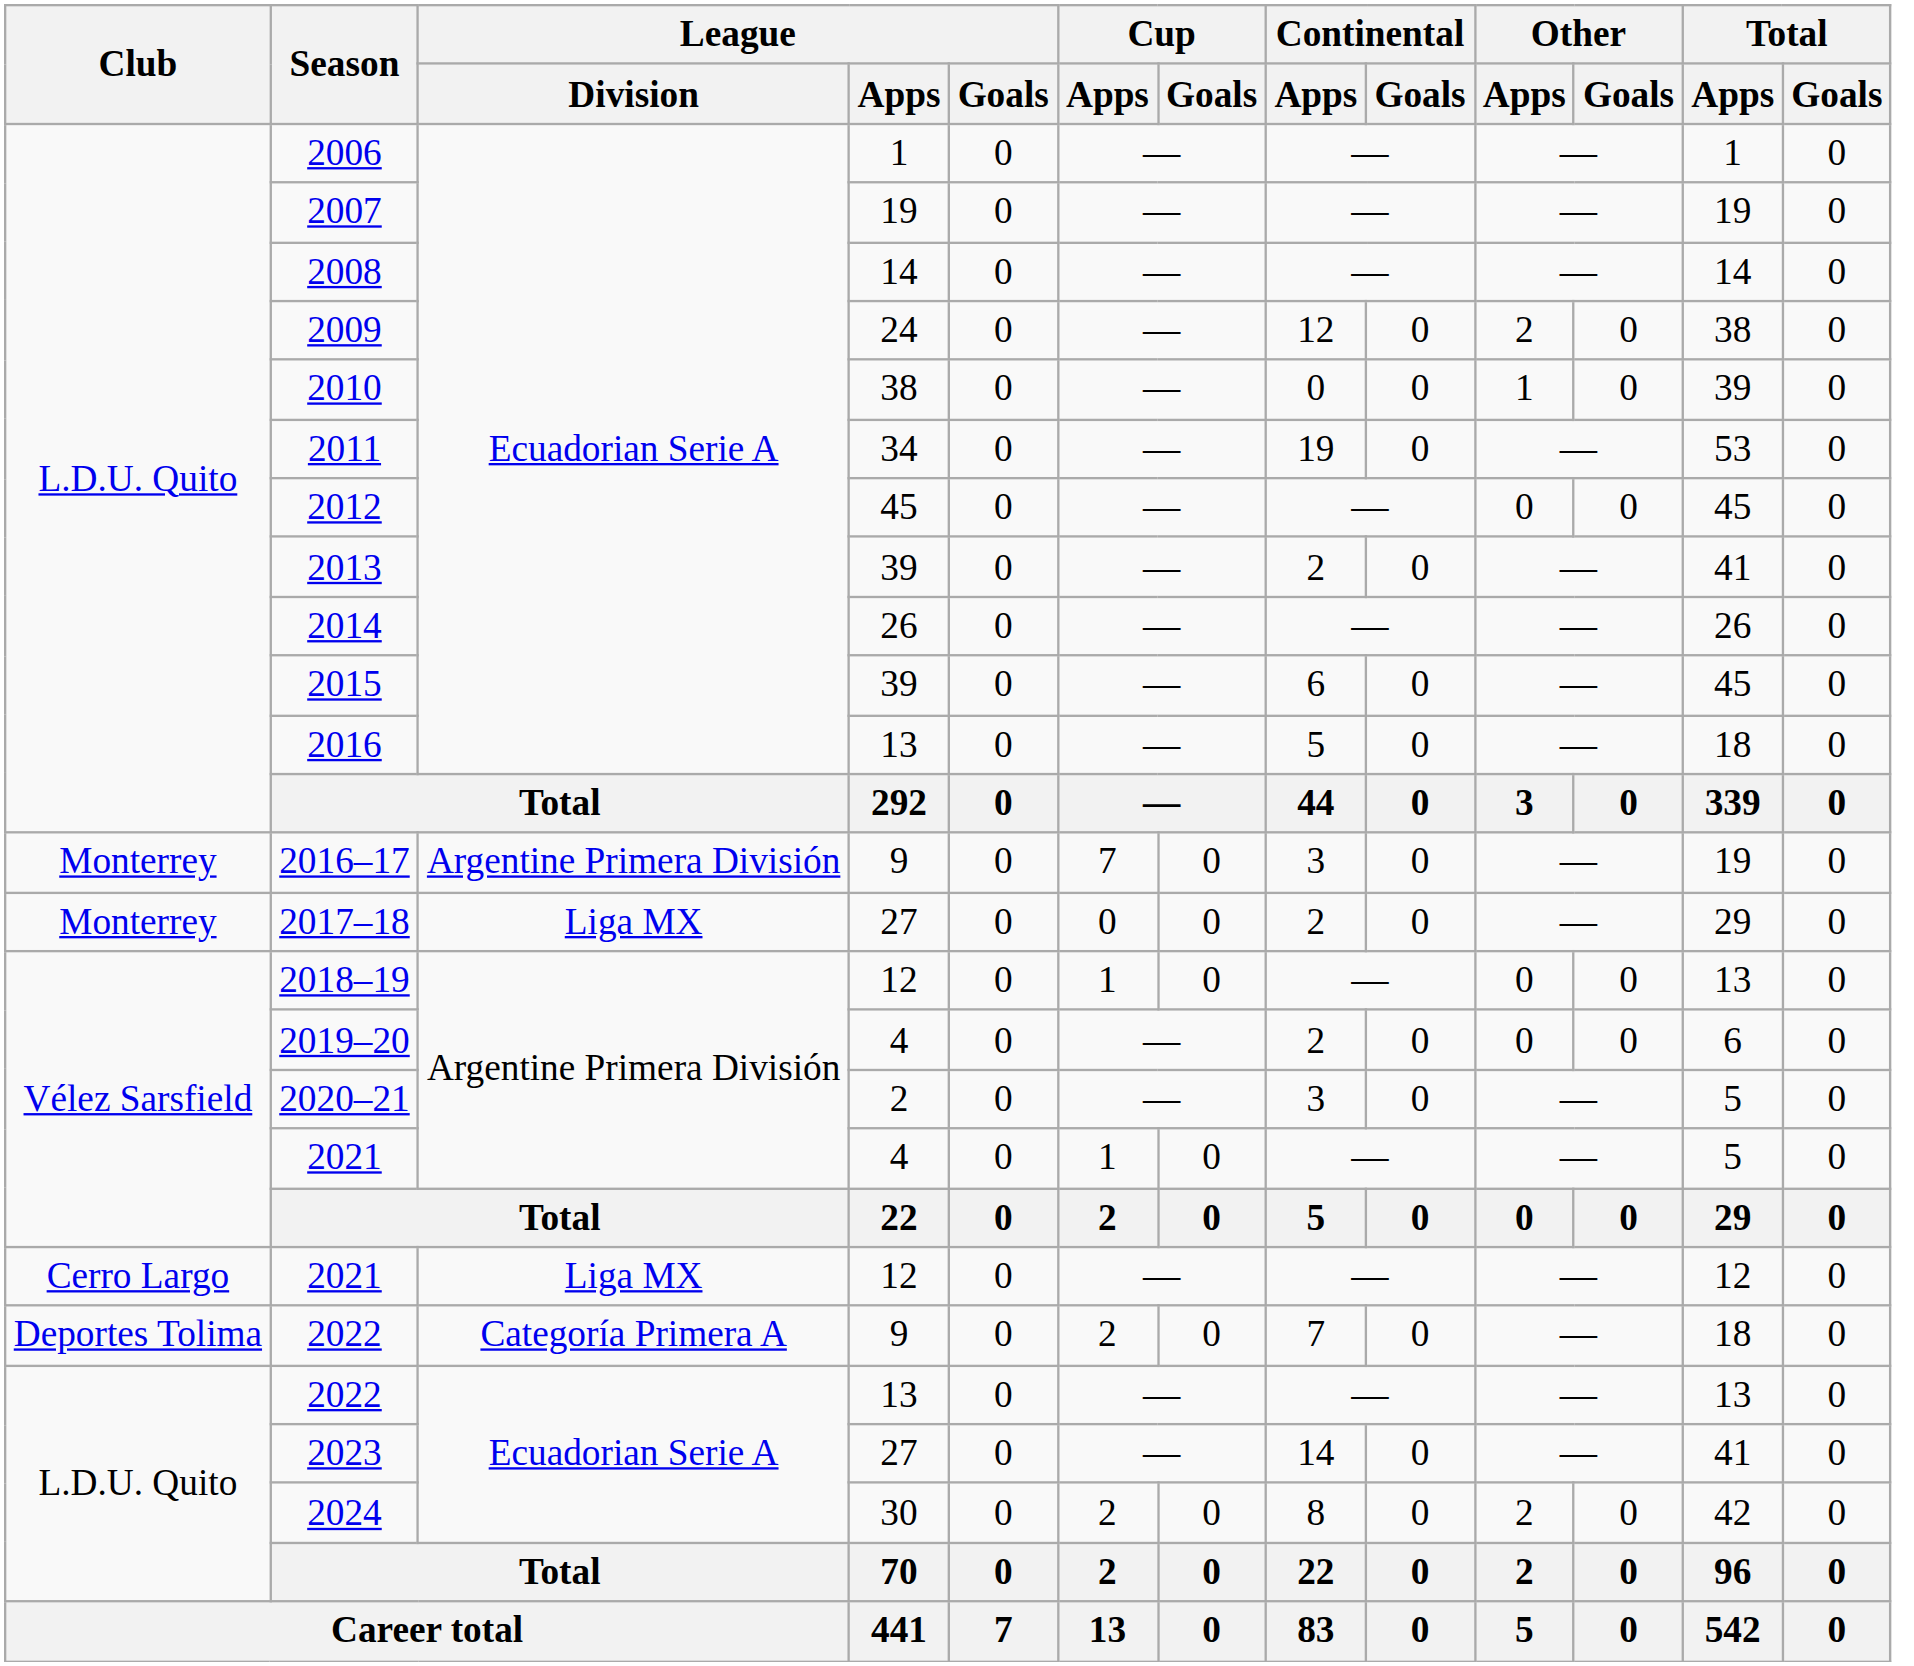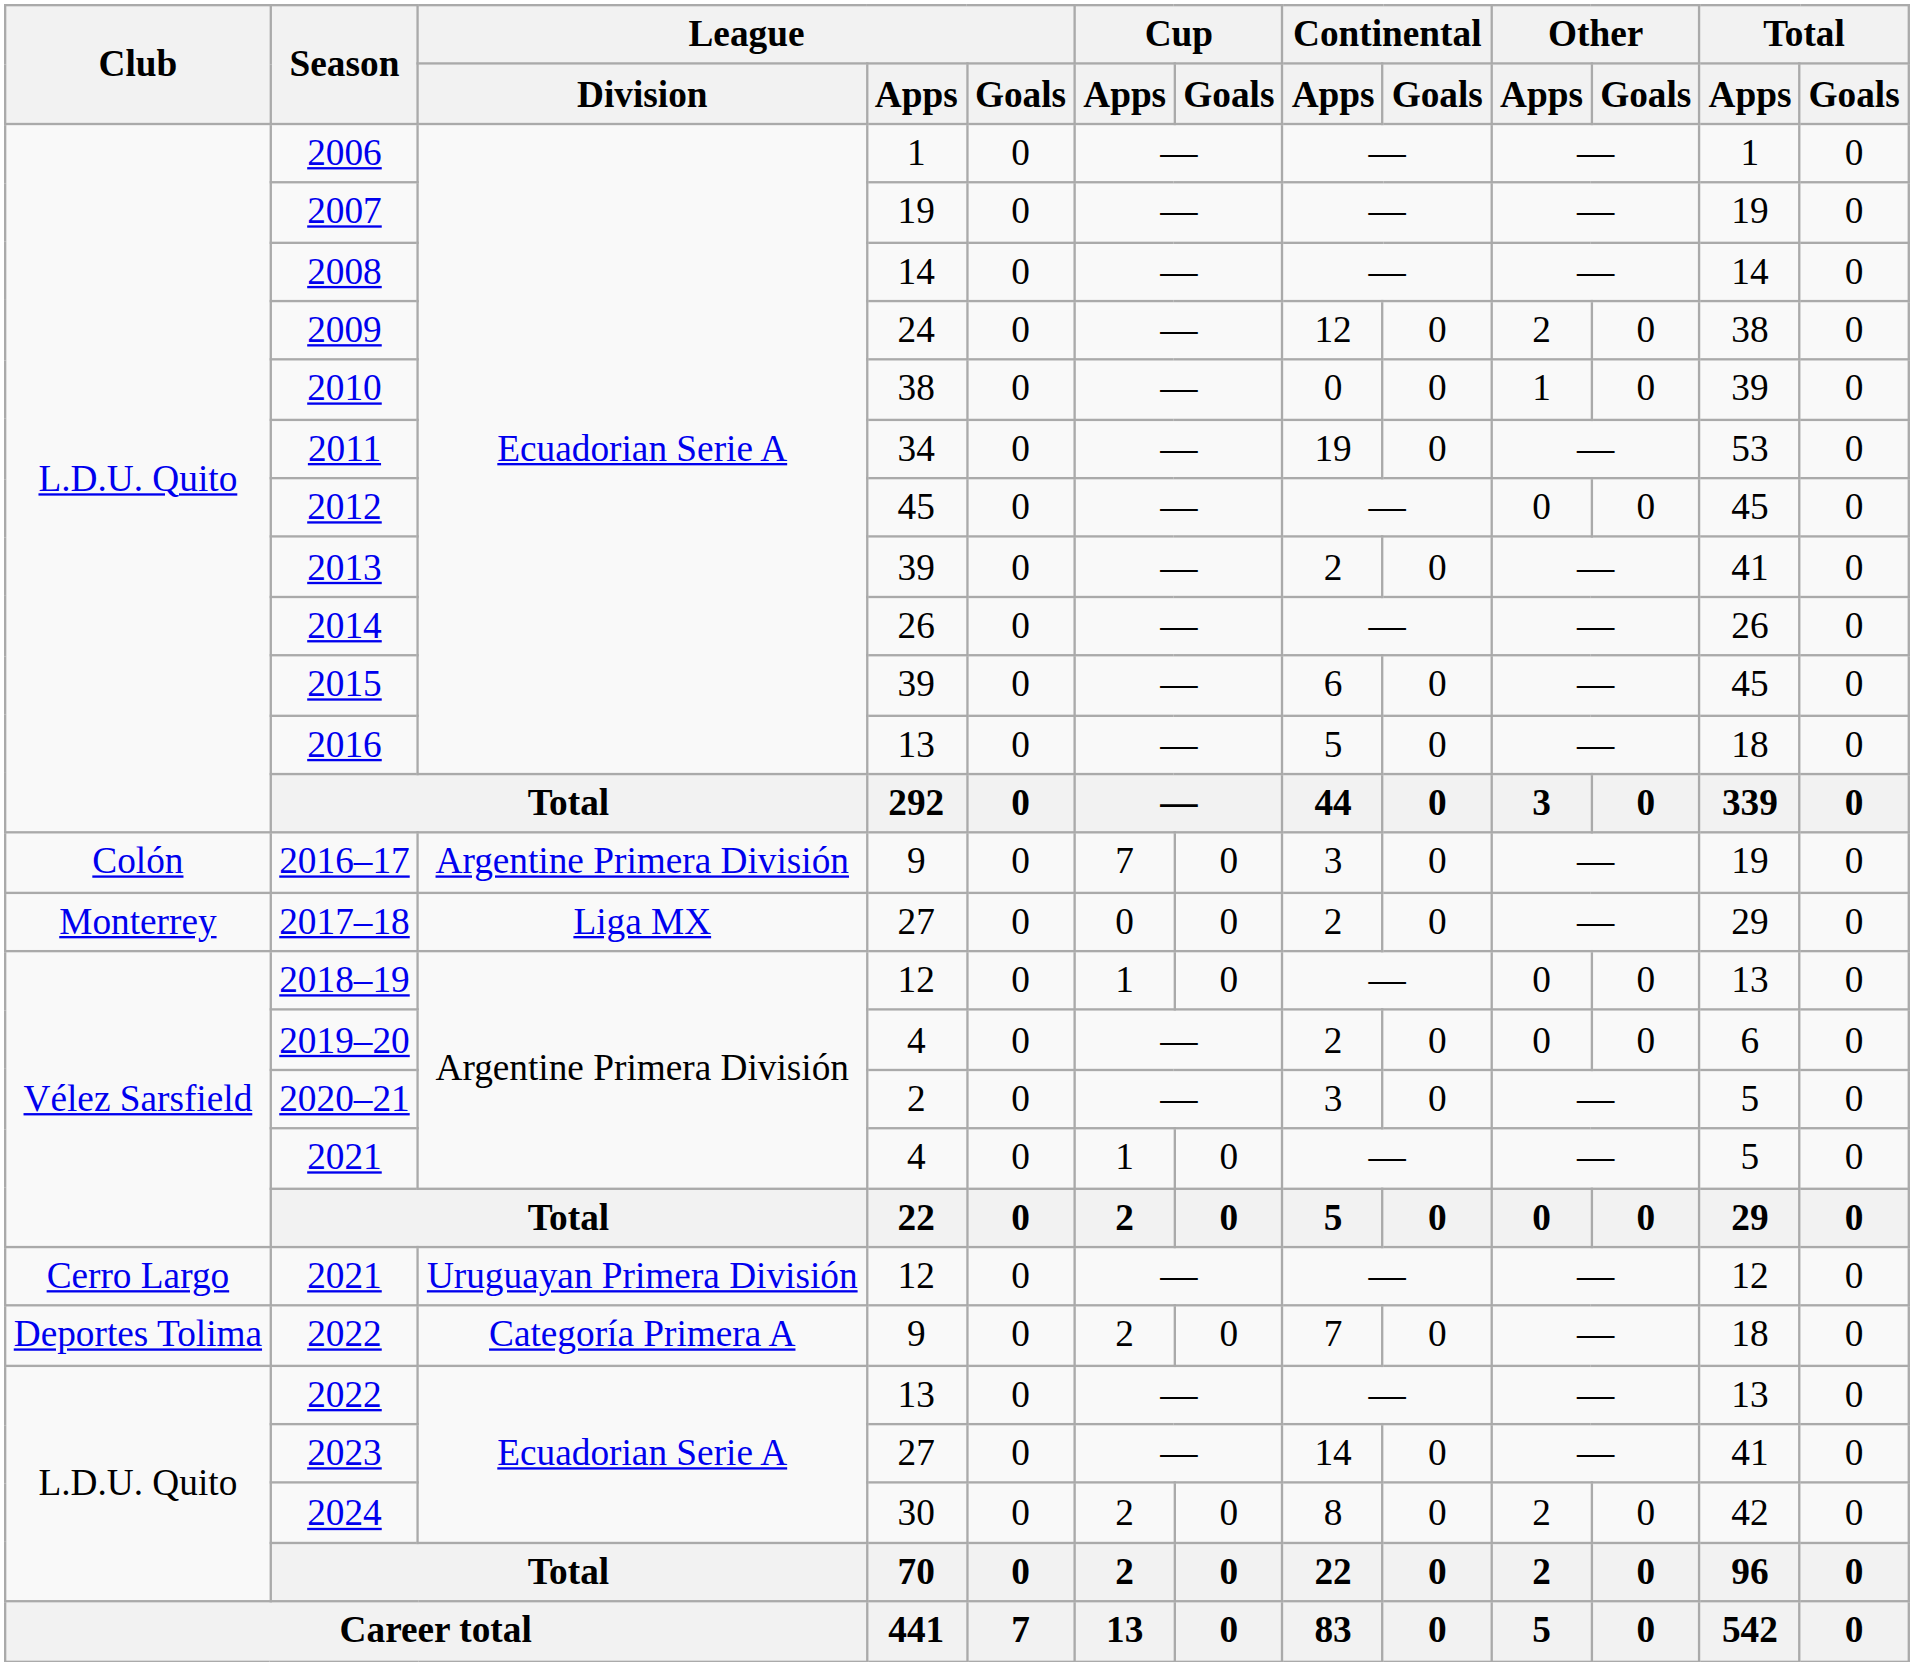(138, 861) Monterrey -> (138, 861) Colón
(634, 1275) Liga MX -> (642, 1275) Uruguayan Primera División
